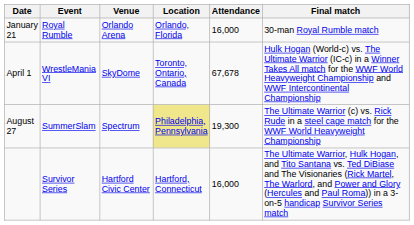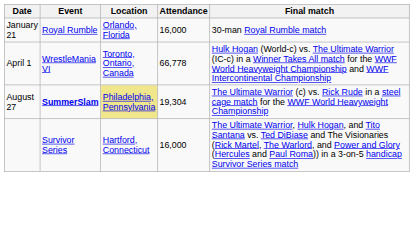- column: (126, 11)
(225, 73) 67,678 -> (173, 63) 66,778
(69, 126) normal -> (70, 101) bold
(225, 126) 19,300 -> (173, 101) 19,304
